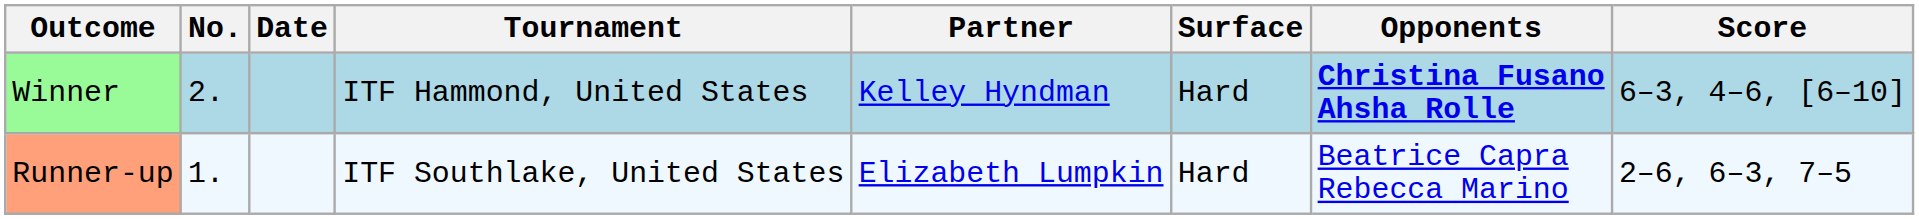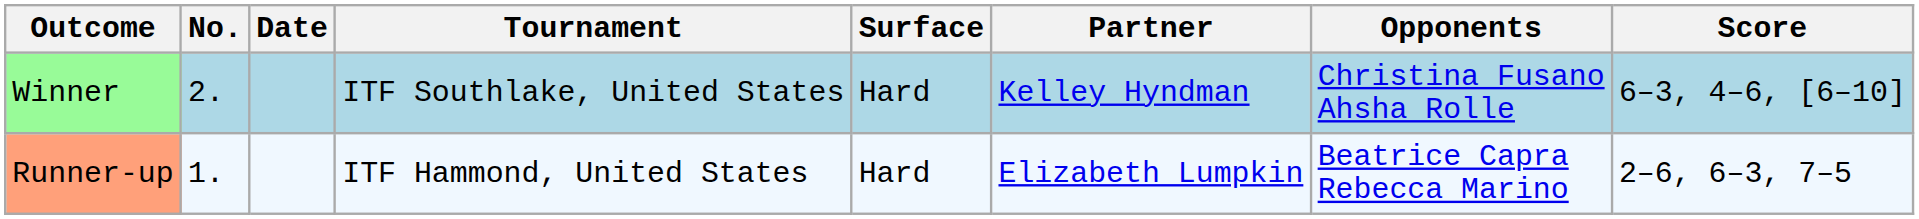columns swapped: (1241, 29) <-> (1011, 29)
(575, 93) ITF Hammond, United States -> (593, 93) ITF Southlake, United States
(1461, 93) bold -> (1461, 93) normal
(593, 173) ITF Southlake, United States -> (575, 173) ITF Hammond, United States
